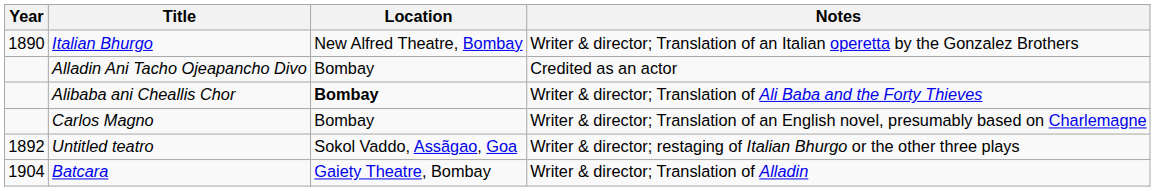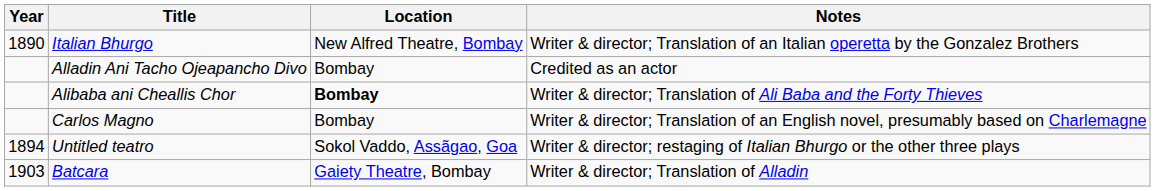(26, 146) 1892 -> (26, 146) 1894
(26, 172) 1904 -> (26, 172) 1903
